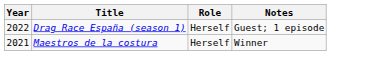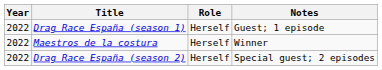(18, 42) 2021 -> (18, 42) 2022
+ row: (110, 58)
